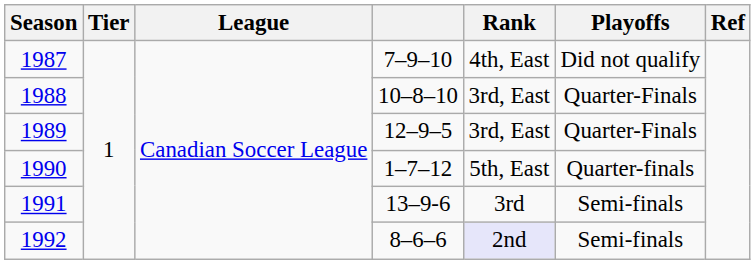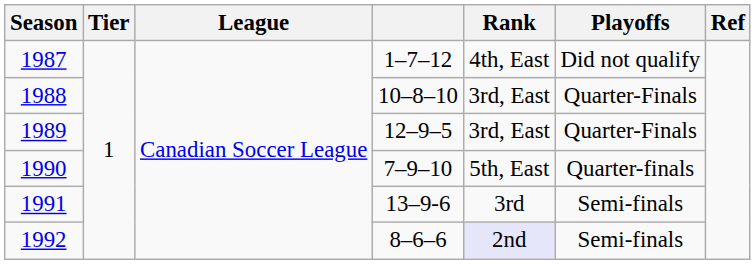(418, 58) 7–9–10 -> (418, 58) 1–7–12
(418, 167) 1–7–12 -> (418, 167) 7–9–10
